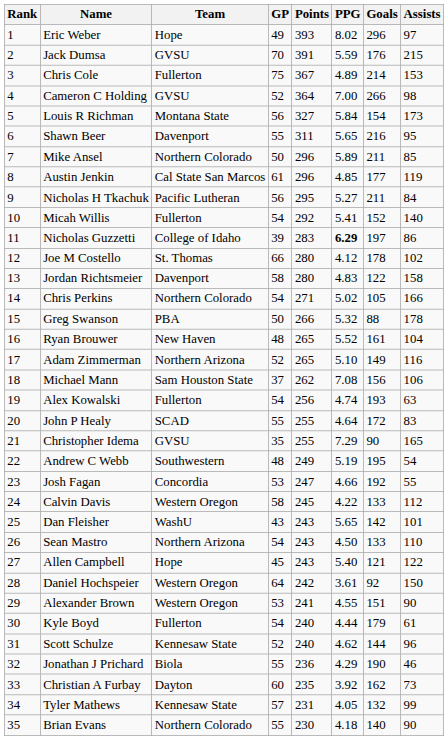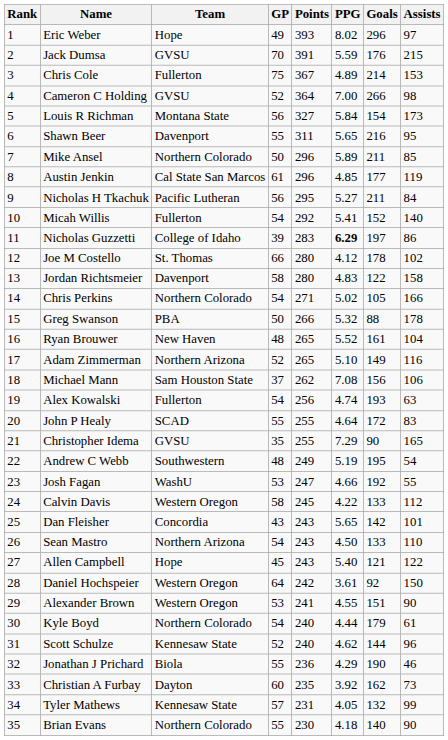(181, 481) Concordia -> (173, 481) WashU
(173, 522) WashU -> (181, 522) Concordia
(178, 623) Fullerton -> (203, 623) Northern Colorado
